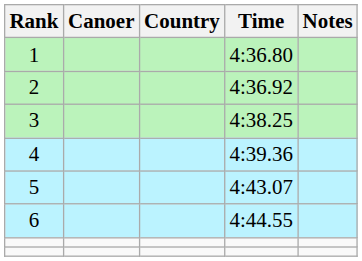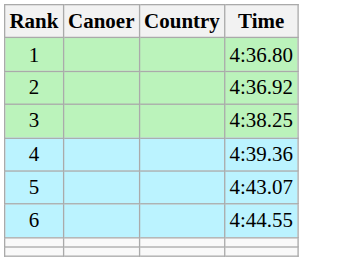- column: (328, 21)
